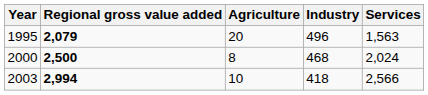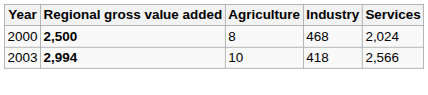- row: (22, 36)
